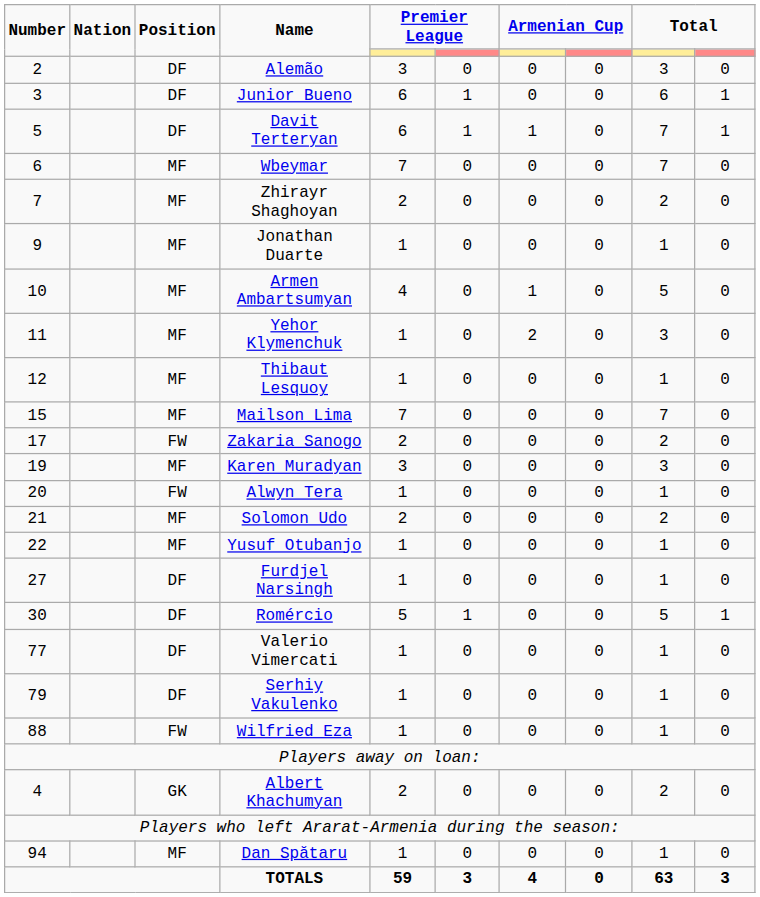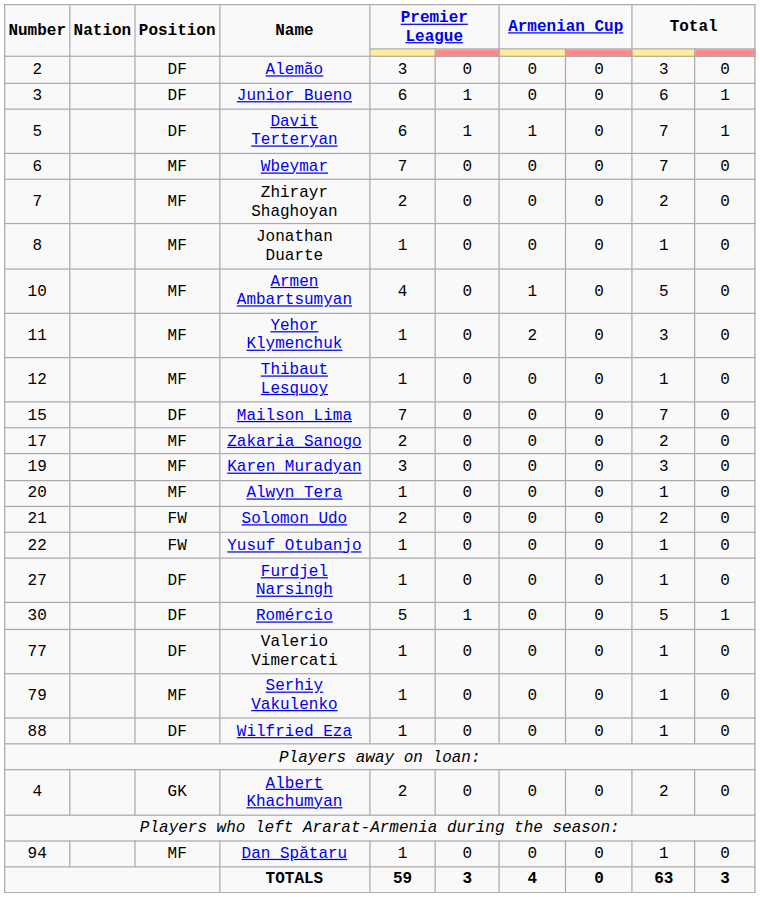(37, 246) 9 -> (37, 246) 8
(177, 415) MF -> (177, 415) DF
(177, 441) FW -> (177, 441) MF
(177, 493) FW -> (177, 493) MF
(177, 519) MF -> (177, 519) FW
(177, 545) MF -> (177, 545) FW
(177, 696) DF -> (177, 696) MF
(177, 731) FW -> (177, 731) DF
